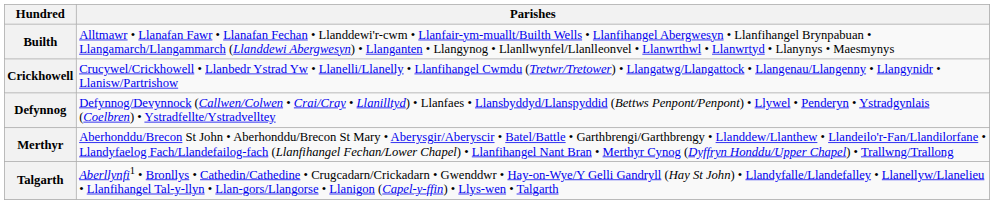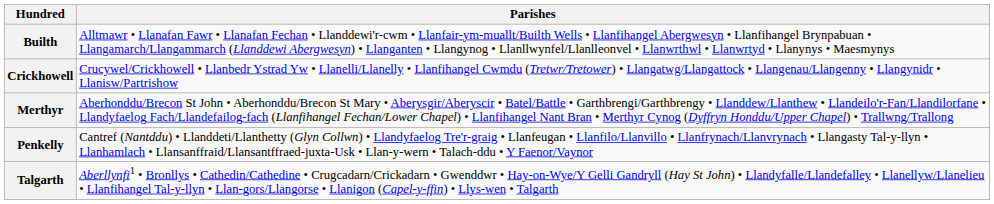- row: (40, 110)
+ row: (40, 144)
